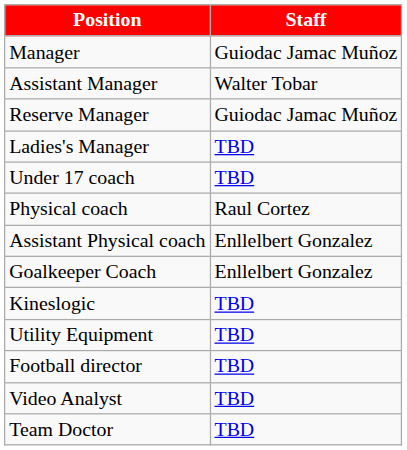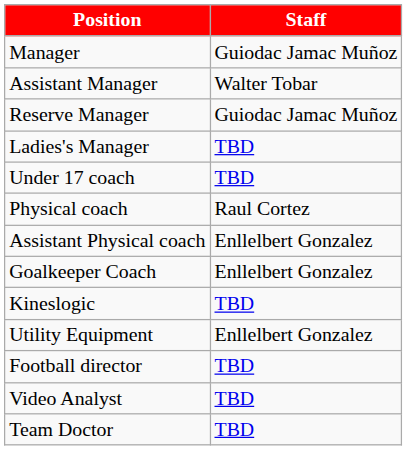(234, 334) TBD -> (294, 334) Enllelbert Gonzalez
